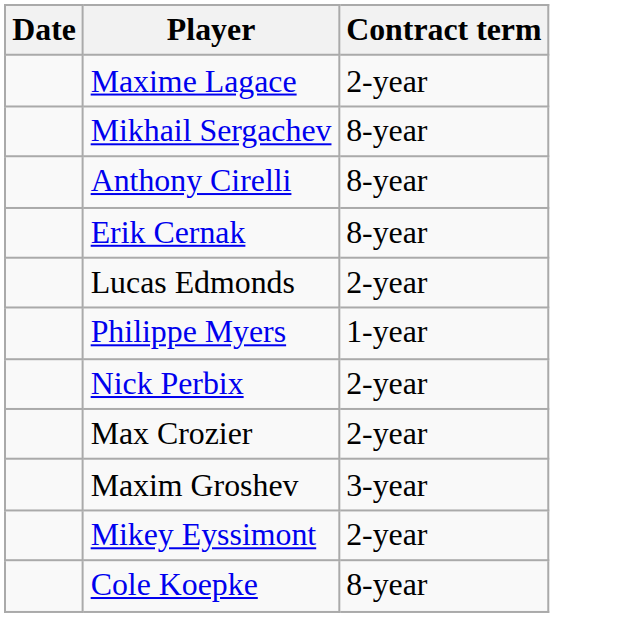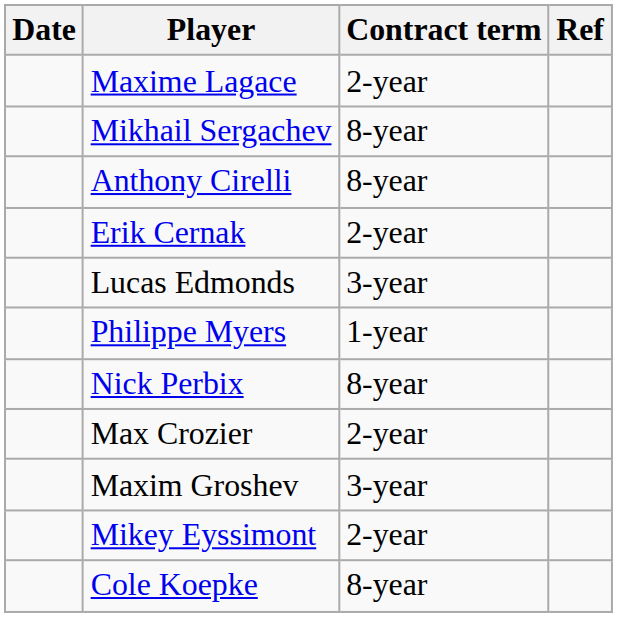+ column: (580, 29)
(387, 231) 8-year -> (387, 231) 2-year
(387, 282) 2-year -> (387, 282) 3-year
(387, 383) 2-year -> (387, 383) 8-year
